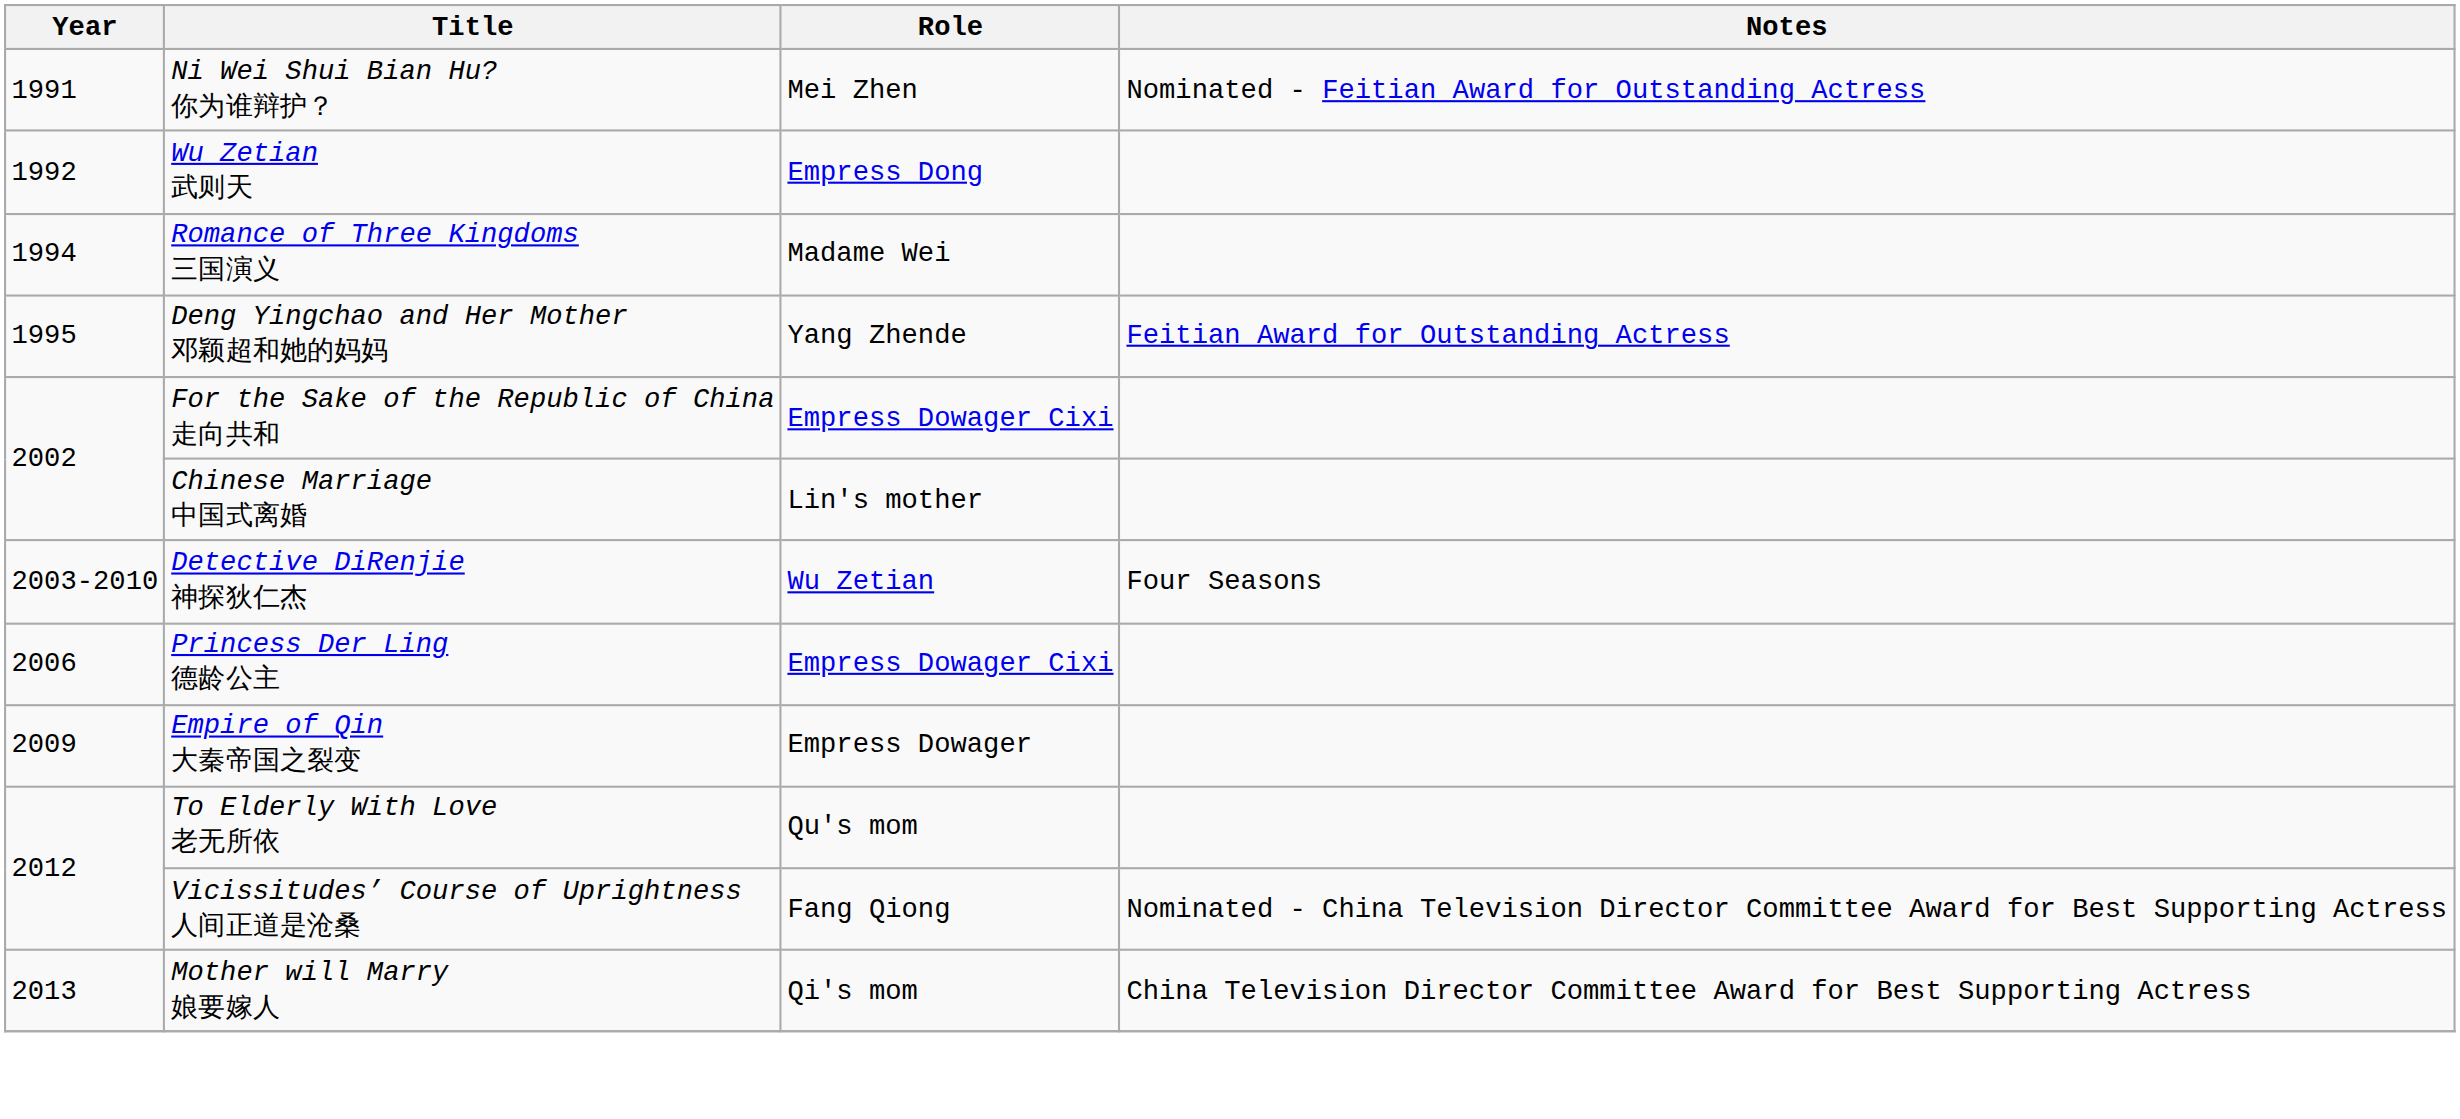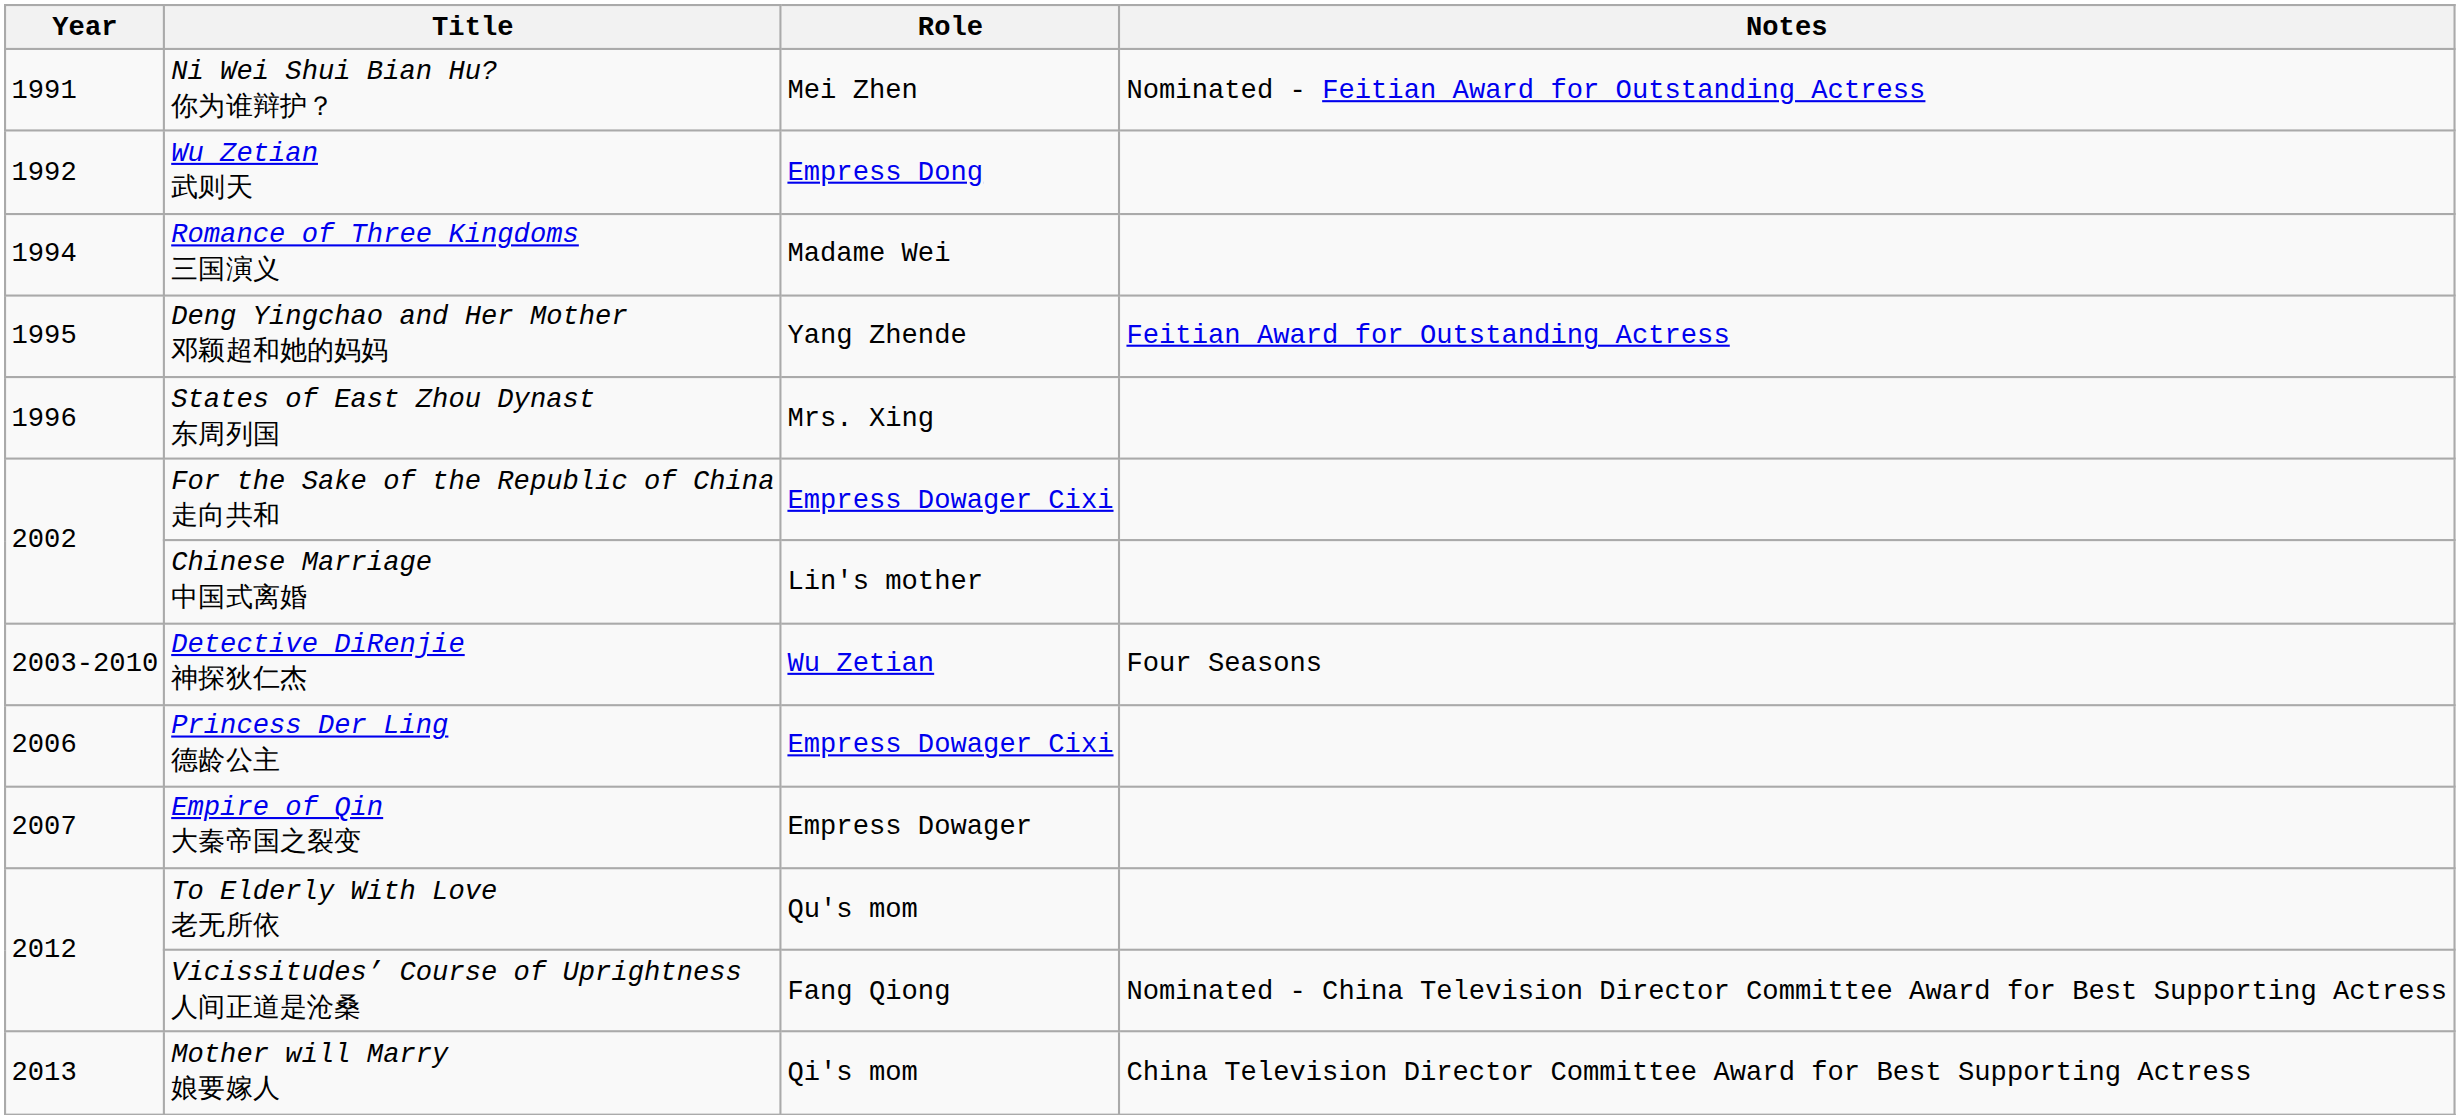+ row: (383, 417)
(44, 745) 2009 -> (44, 827) 2007
